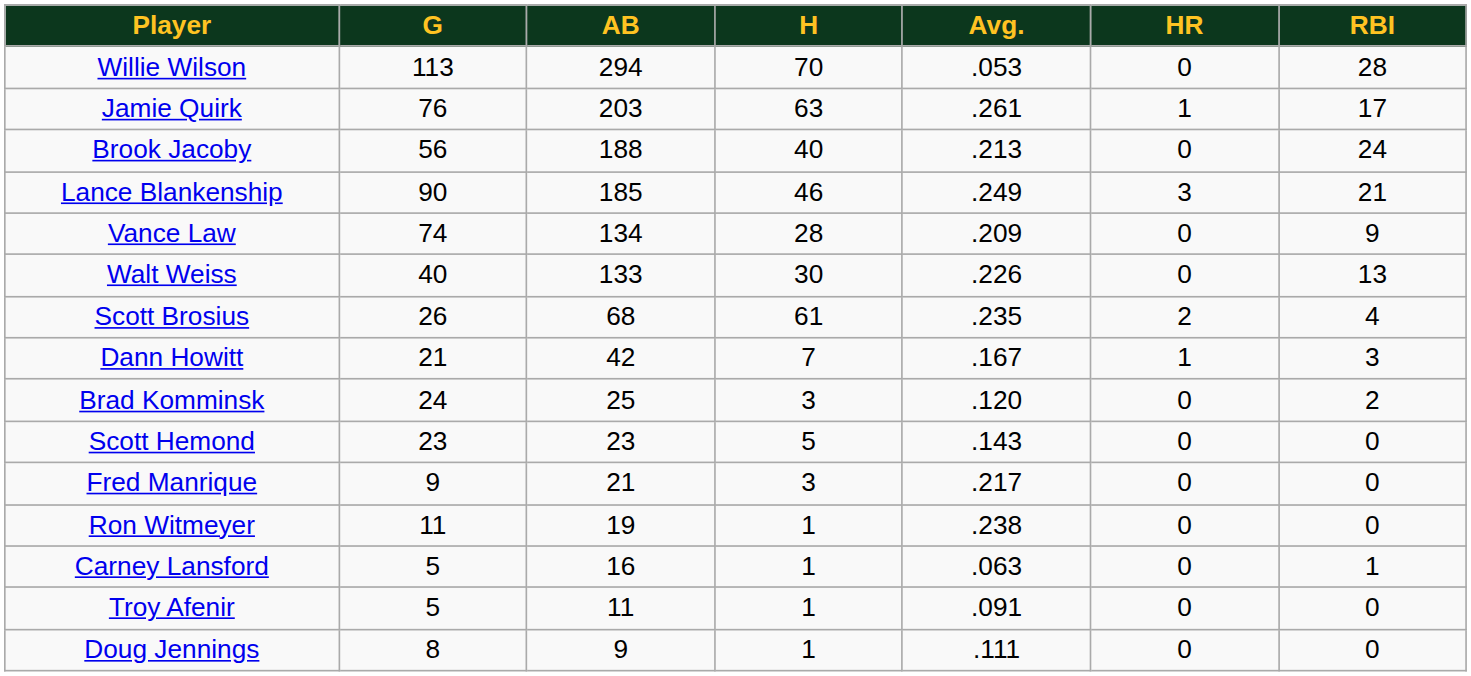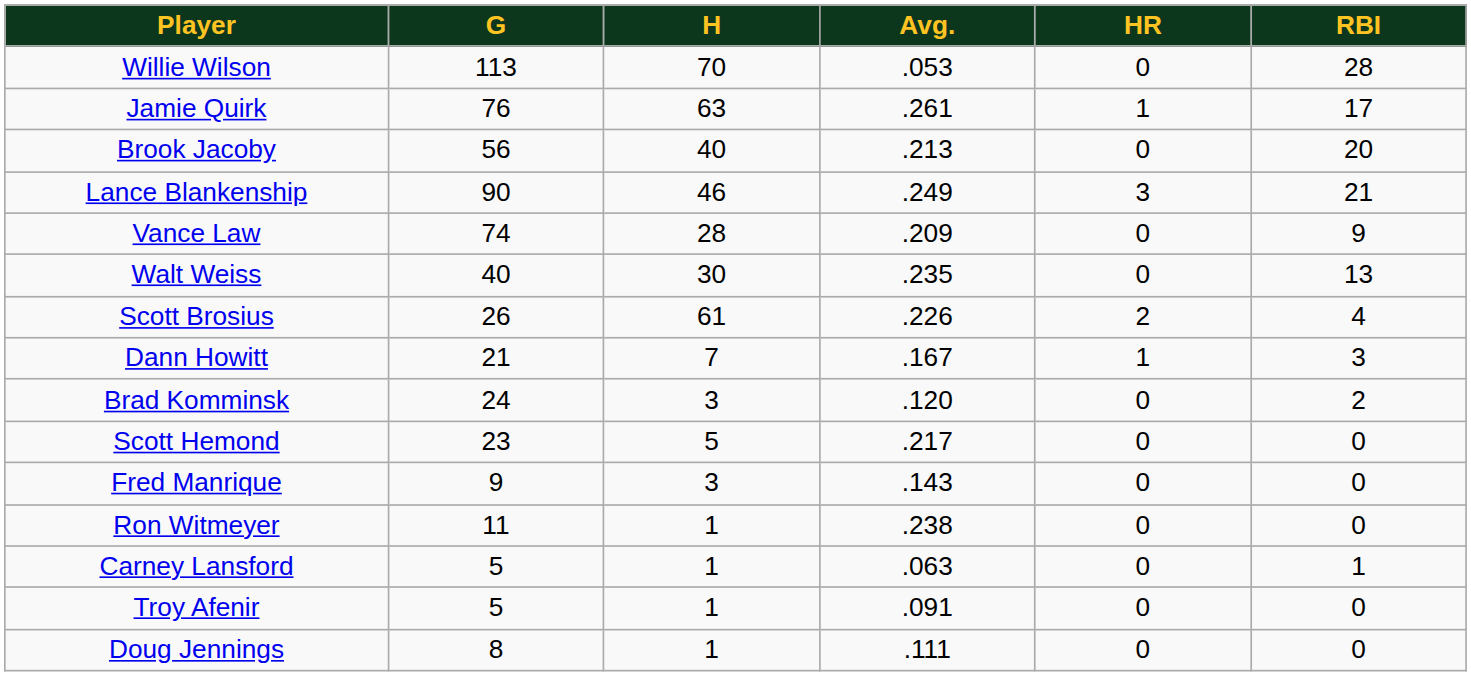- column: (621, 25)
(1372, 150) 24 -> (1359, 150) 20
(997, 274) .226 -> (927, 274) .235
(997, 316) .235 -> (927, 316) .226
(997, 441) .143 -> (927, 441) .217
(997, 483) .217 -> (927, 483) .143
